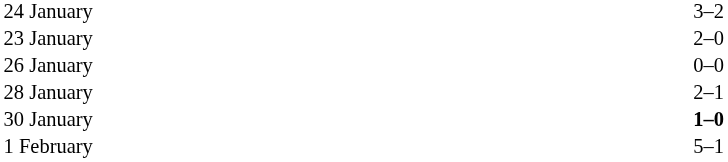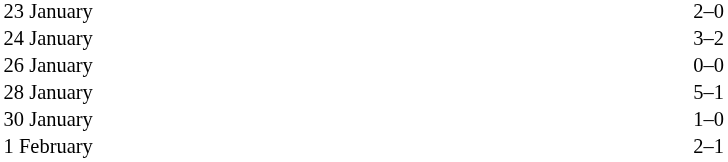rows swapped: (48, 38) <-> (48, 11)
(709, 92) 2–1 -> (709, 92) 5–1
(709, 119) bold -> (709, 119) normal
(709, 146) 5–1 -> (709, 146) 2–1
